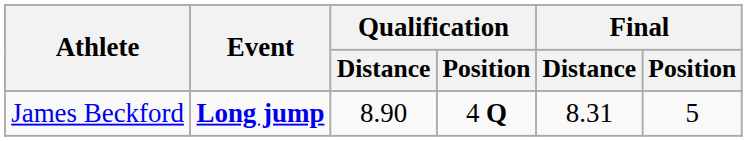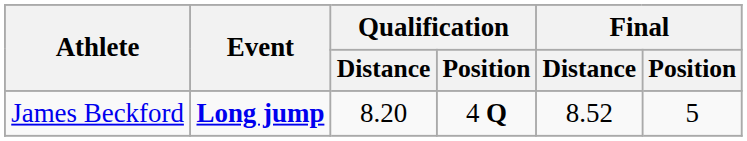(384, 113) 8.90 -> (384, 113) 8.20
(589, 113) 8.31 -> (589, 113) 8.52
